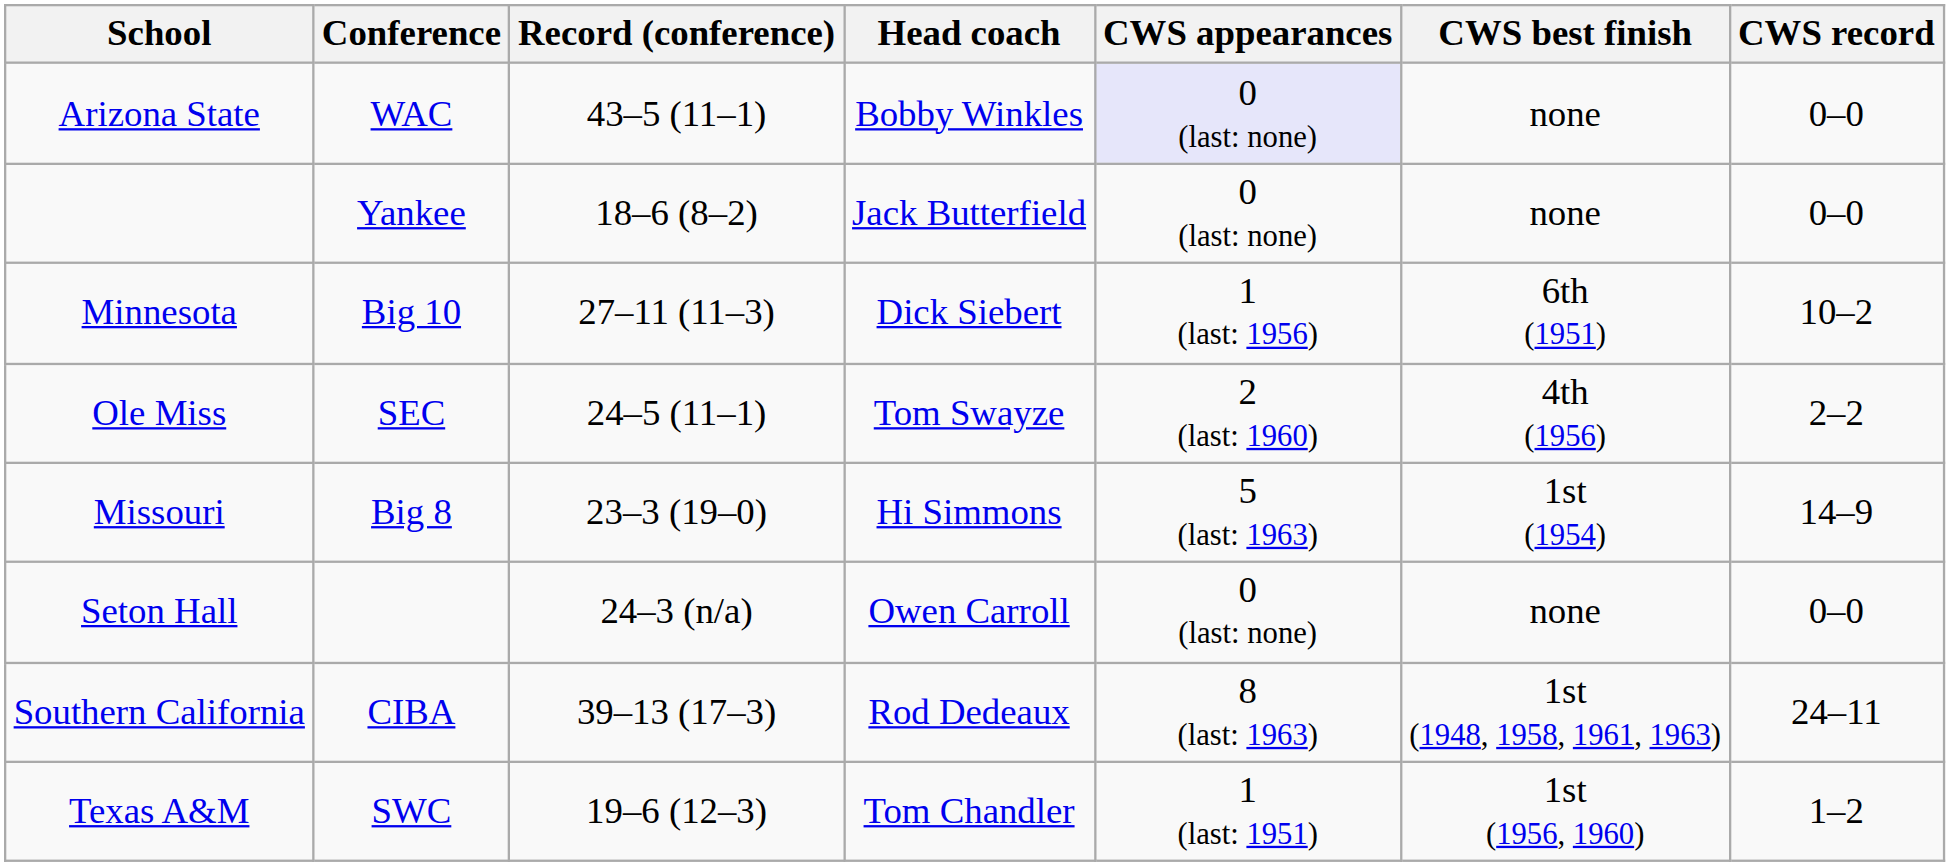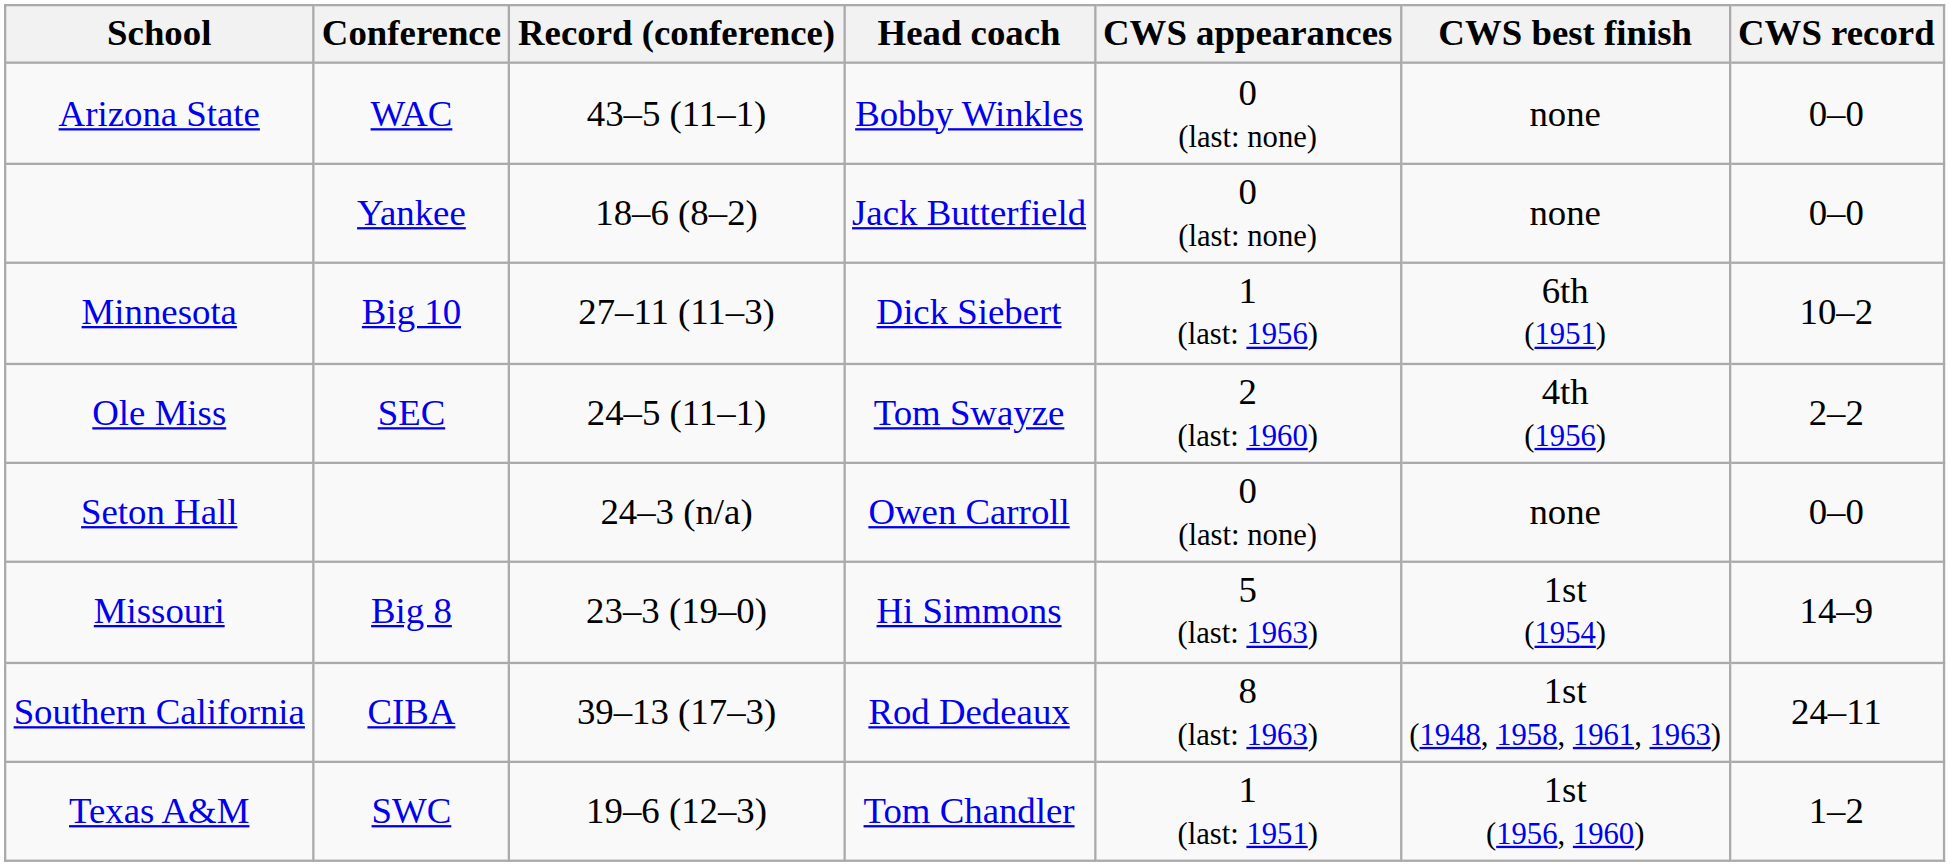(1248, 112) lavender background -> (1248, 112) no background
rows swapped: (159, 511) <-> (159, 611)
